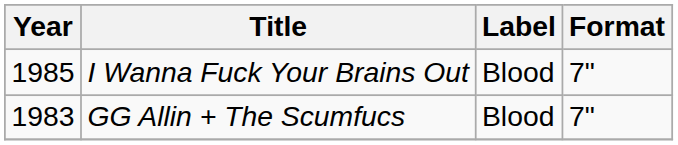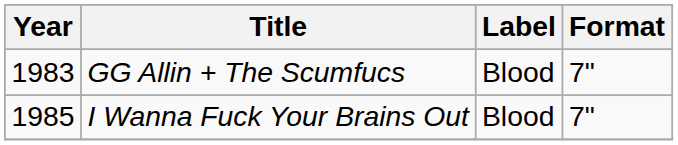rows swapped: (246, 116) <-> (278, 71)
